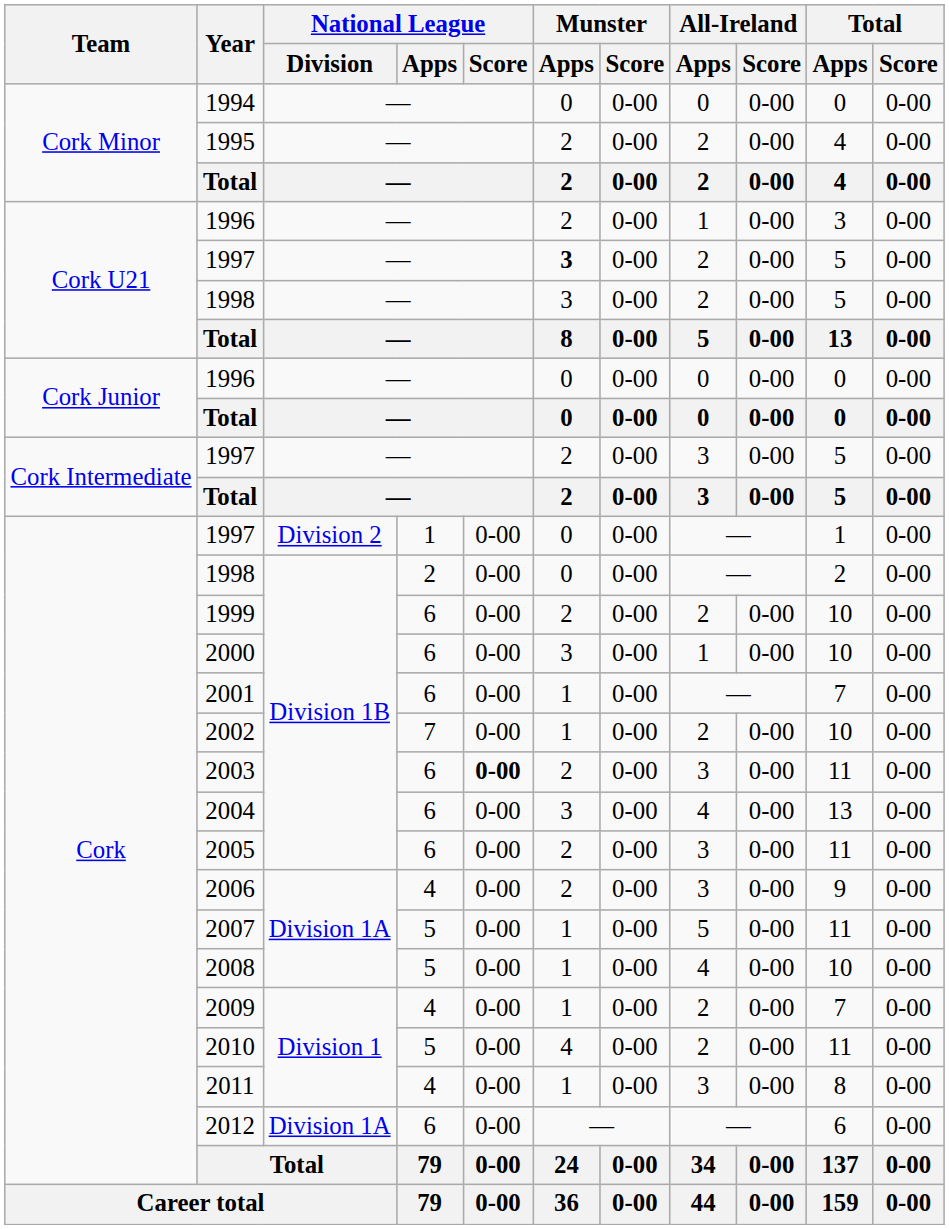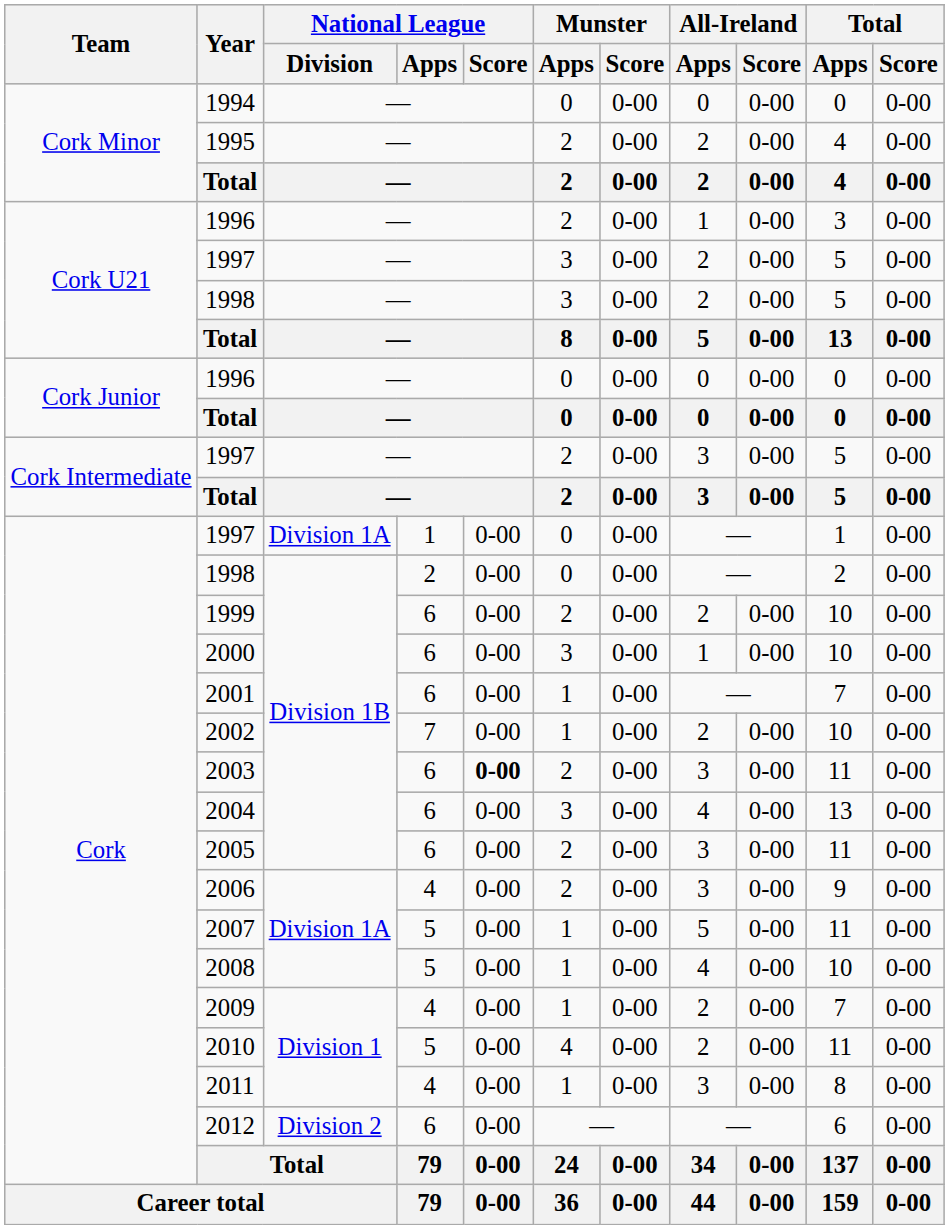(566, 260) bold -> (566, 260) normal
(330, 535) Division 2 -> (330, 535) Division 1A
(330, 1125) Division 1A -> (330, 1125) Division 2
